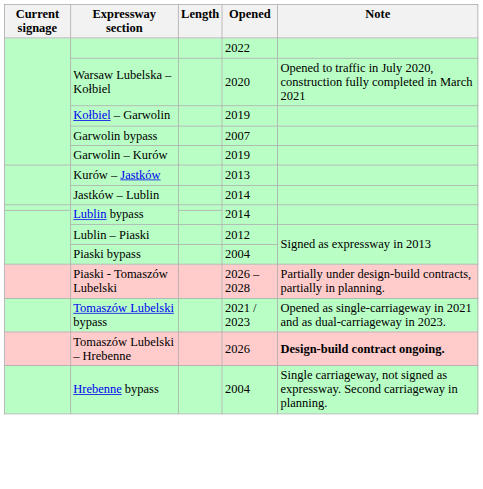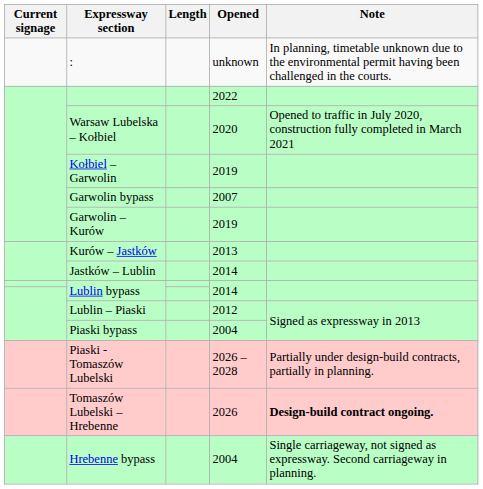+ row: (71, 62)
- row: (124, 315)
